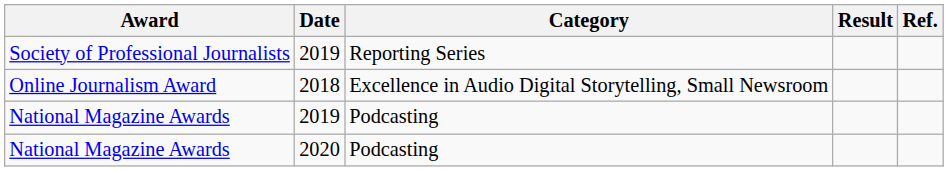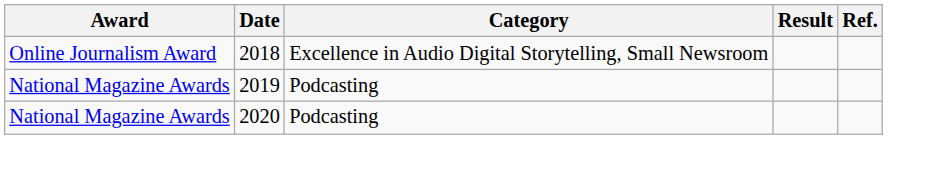- row: (150, 52)
